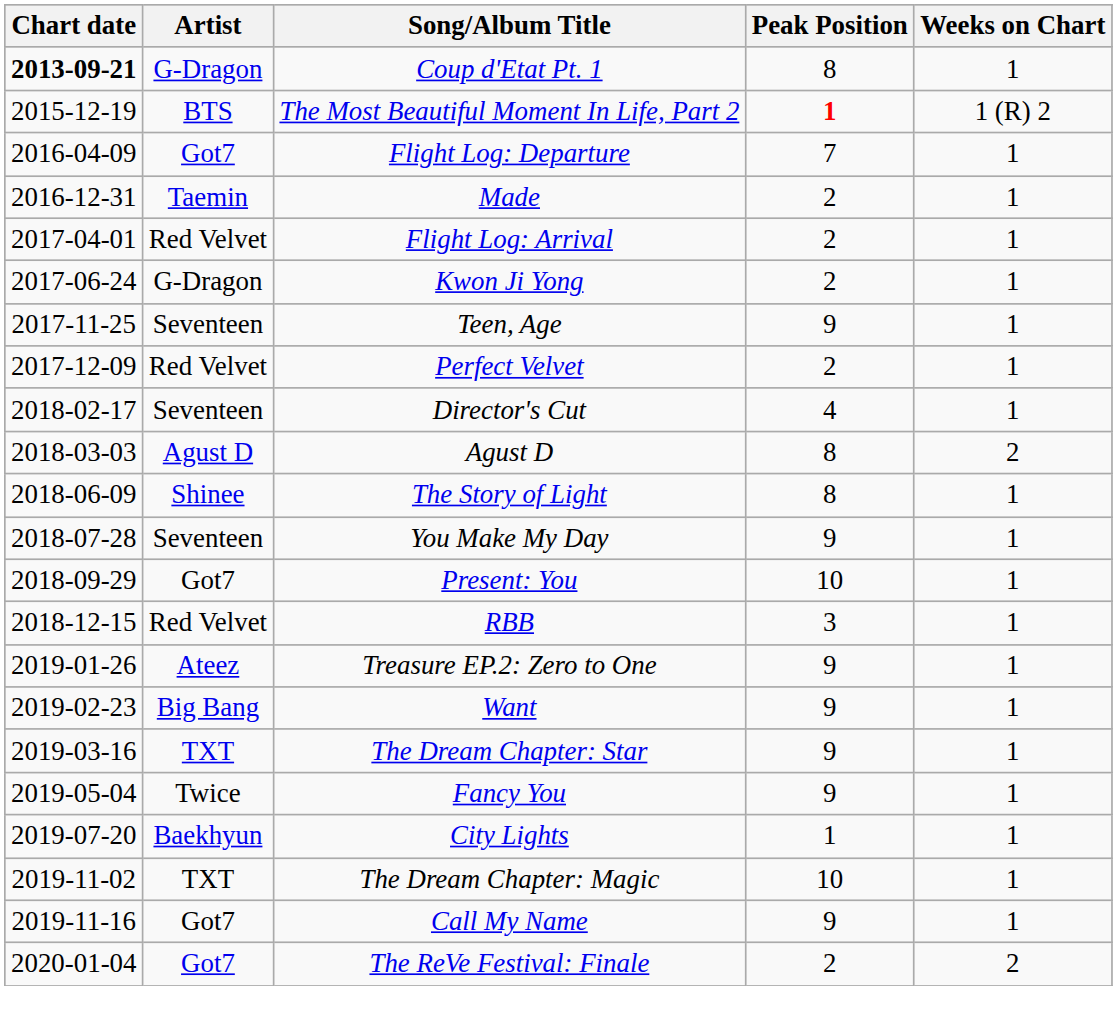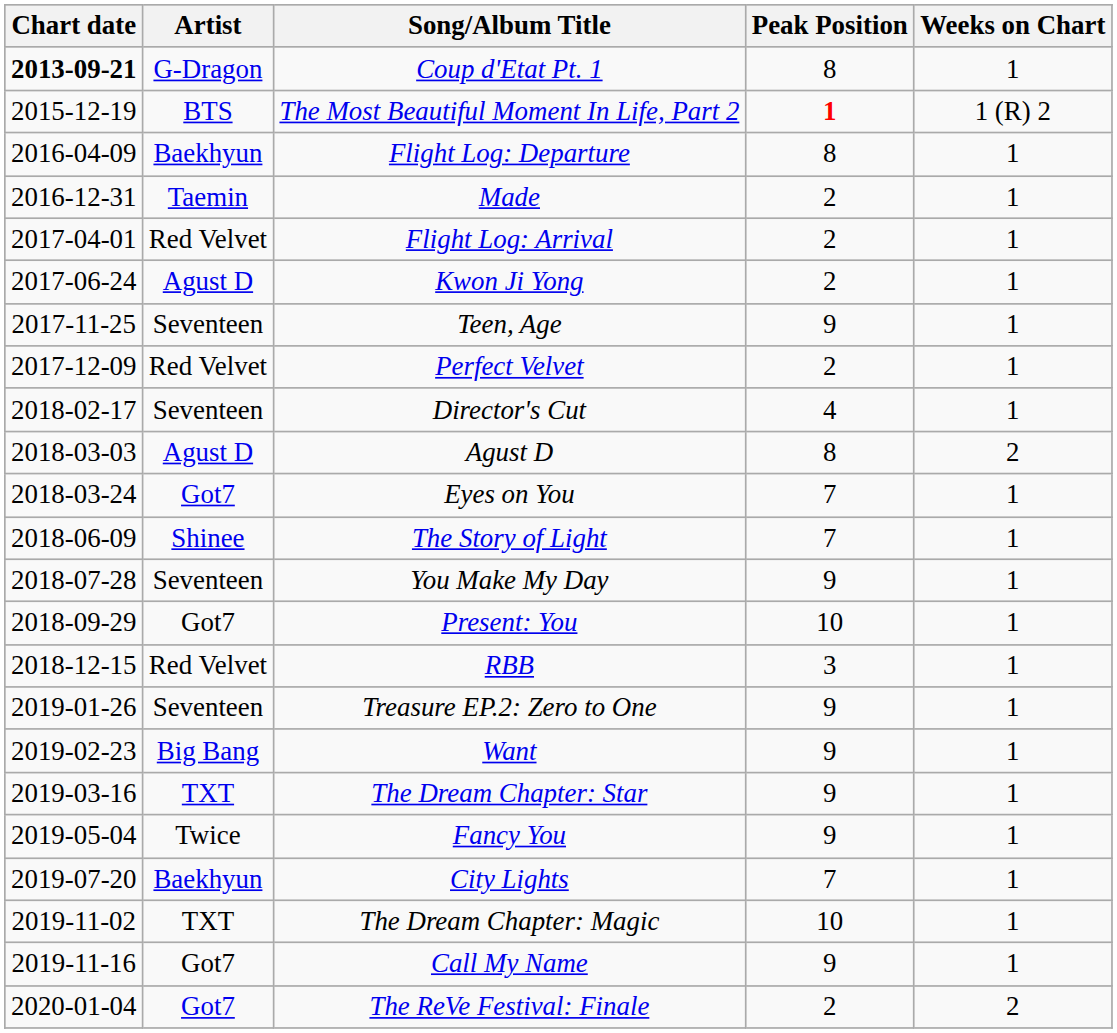(208, 153) Got7 -> (208, 153) Baekhyun
(830, 153) 7 -> (830, 153) 8
(208, 281) G-Dragon -> (208, 281) Agust D
+ row: (509, 494)
(830, 494) 8 -> (830, 537) 7
(208, 665) Ateez -> (208, 707) Seventeen
(830, 835) 1 -> (830, 878) 7
